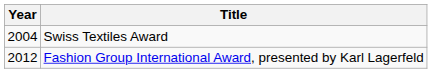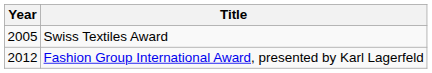(22, 36) 2004 -> (22, 36) 2005
